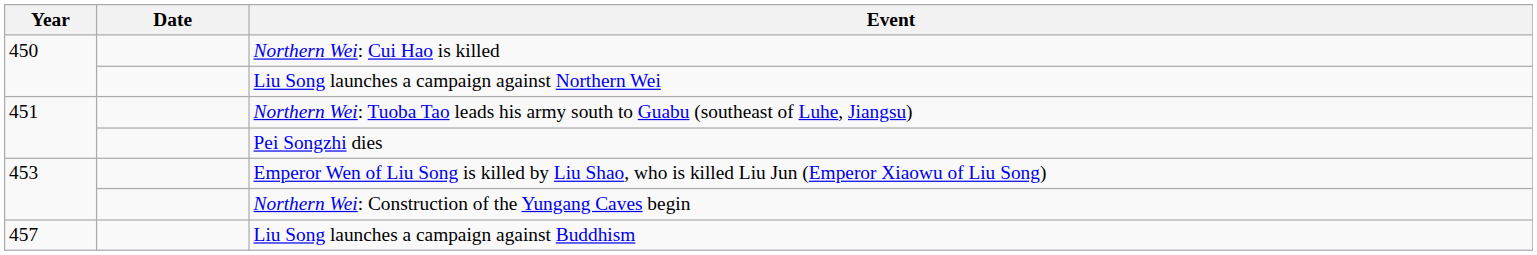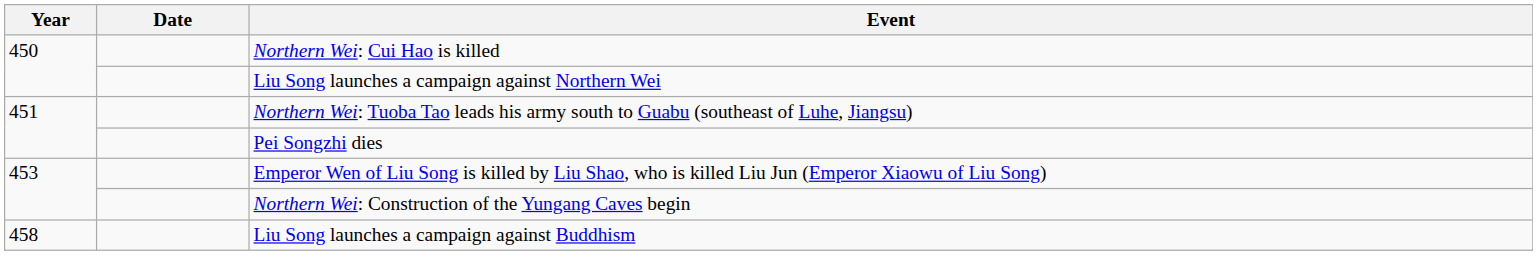(24, 234) 457 -> (24, 234) 458
